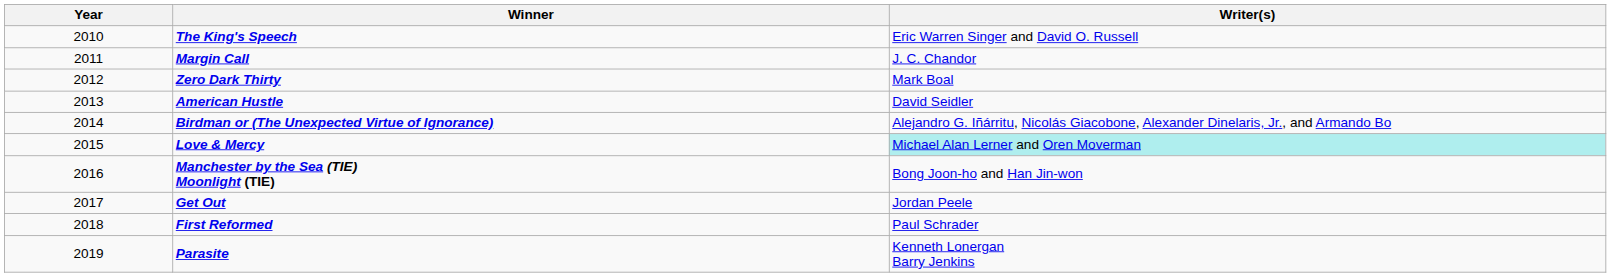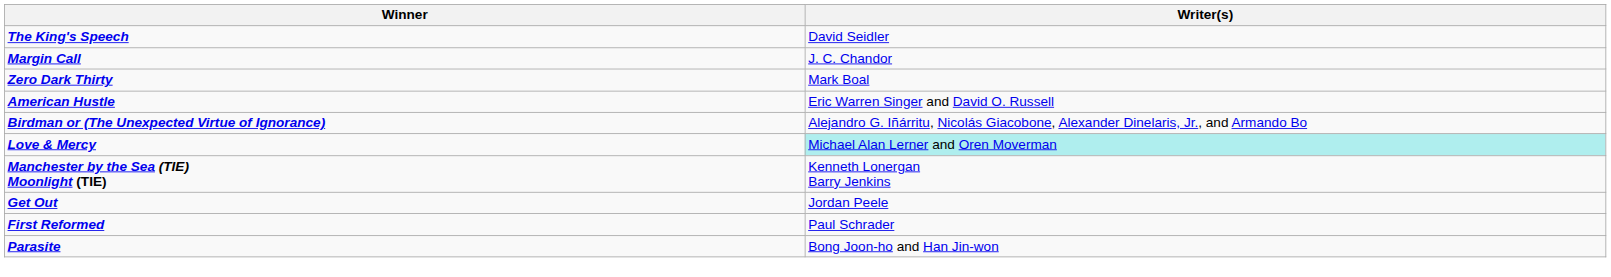- column: (89, 15)
(1015, 36) Eric Warren Singer and David O. Russell -> (849, 36) David Seidler
(933, 101) David Seidler -> (931, 101) Eric Warren Singer and David O. Russell
(988, 173) Bong Joon-ho and Han Jin-won -> (864, 173) Kenneth Lonergan Barry Jenkins
(948, 253) Kenneth Lonergan Barry Jenkins -> (903, 246) Bong Joon-ho and Han Jin-won
